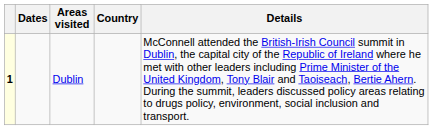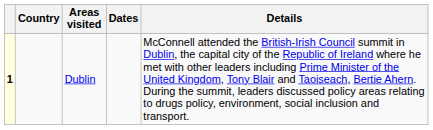columns swapped: (117, 19) <-> (33, 19)
